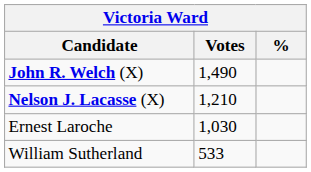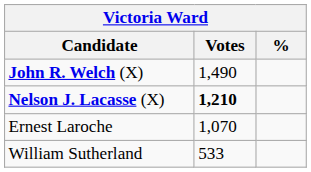(218, 99) normal -> (218, 99) bold
(218, 126) 1,030 -> (218, 126) 1,070
